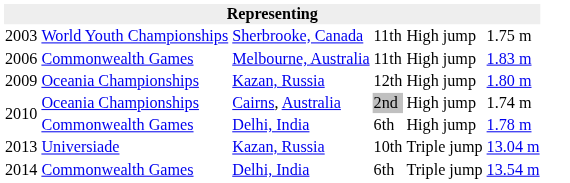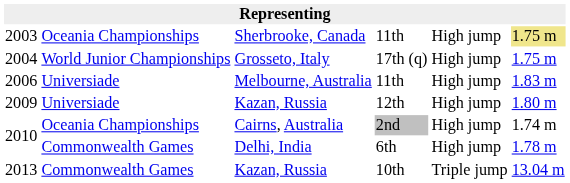(135, 36) World Youth Championships -> (120, 36) Oceania Championships
(509, 36) no background -> (534, 36) khaki background
+ row: (21, 58)
(117, 58) Commonwealth Games -> (80, 80) Universiade
(120, 80) Oceania Championships -> (80, 102) Universiade
(80, 147) Universiade -> (117, 169) Commonwealth Games
- row: (21, 169)
